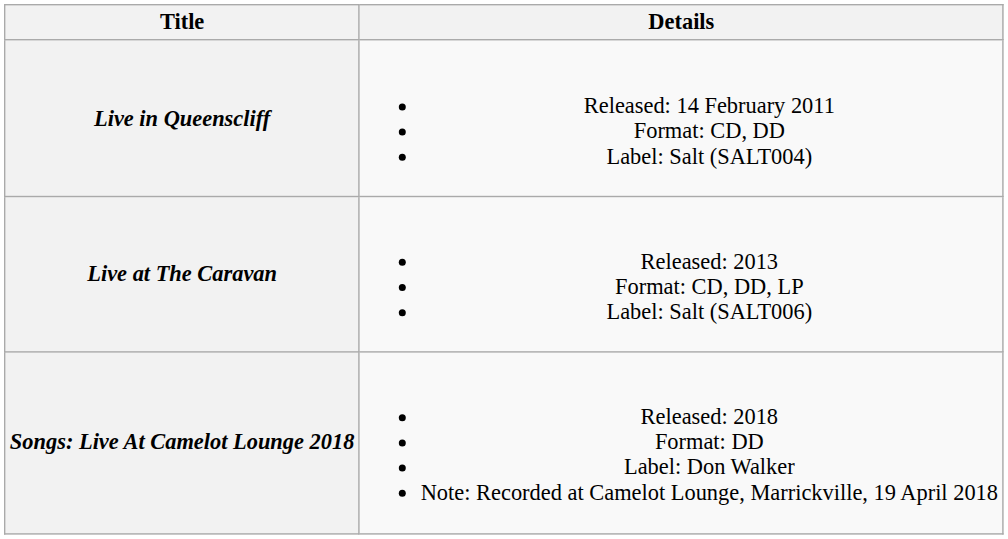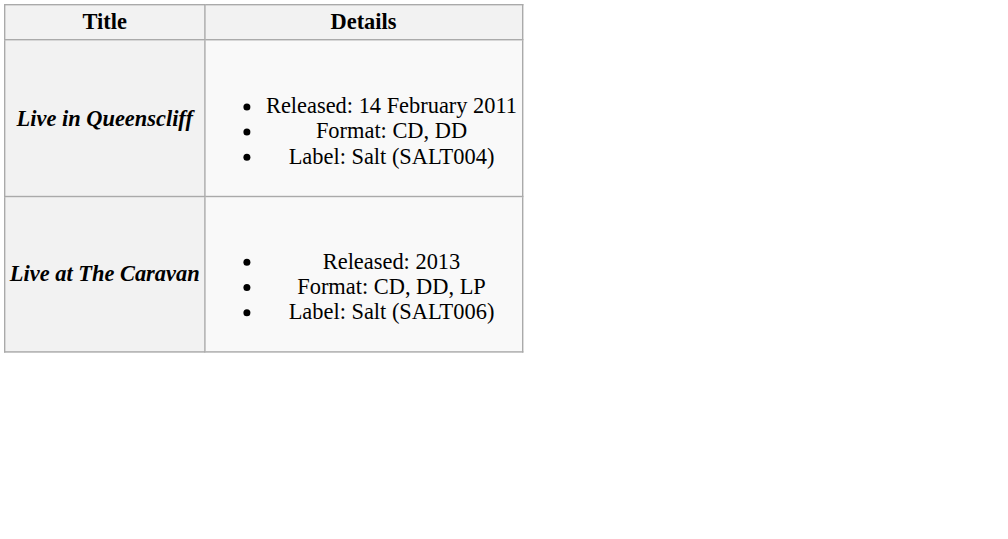- row: (182, 442)
